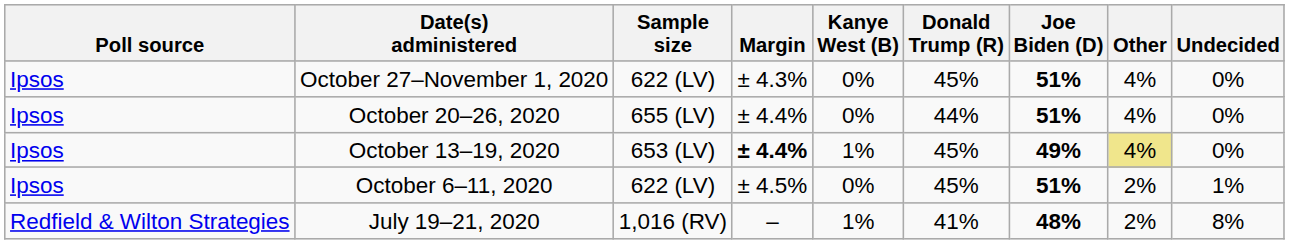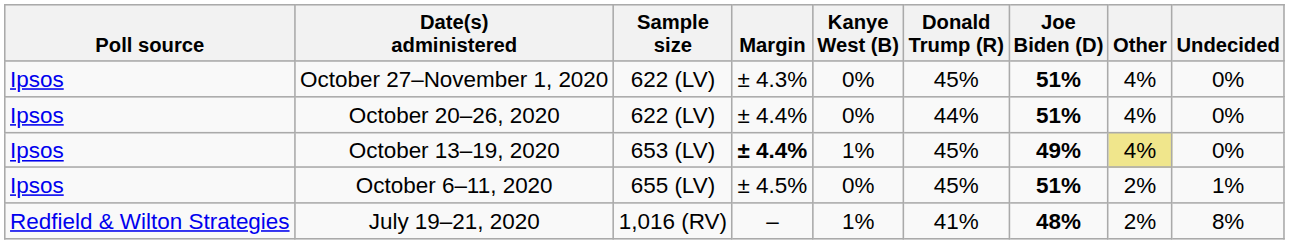(673, 115) 655 (LV) -> (673, 115) 622 (LV)
(673, 186) 622 (LV) -> (673, 186) 655 (LV)
